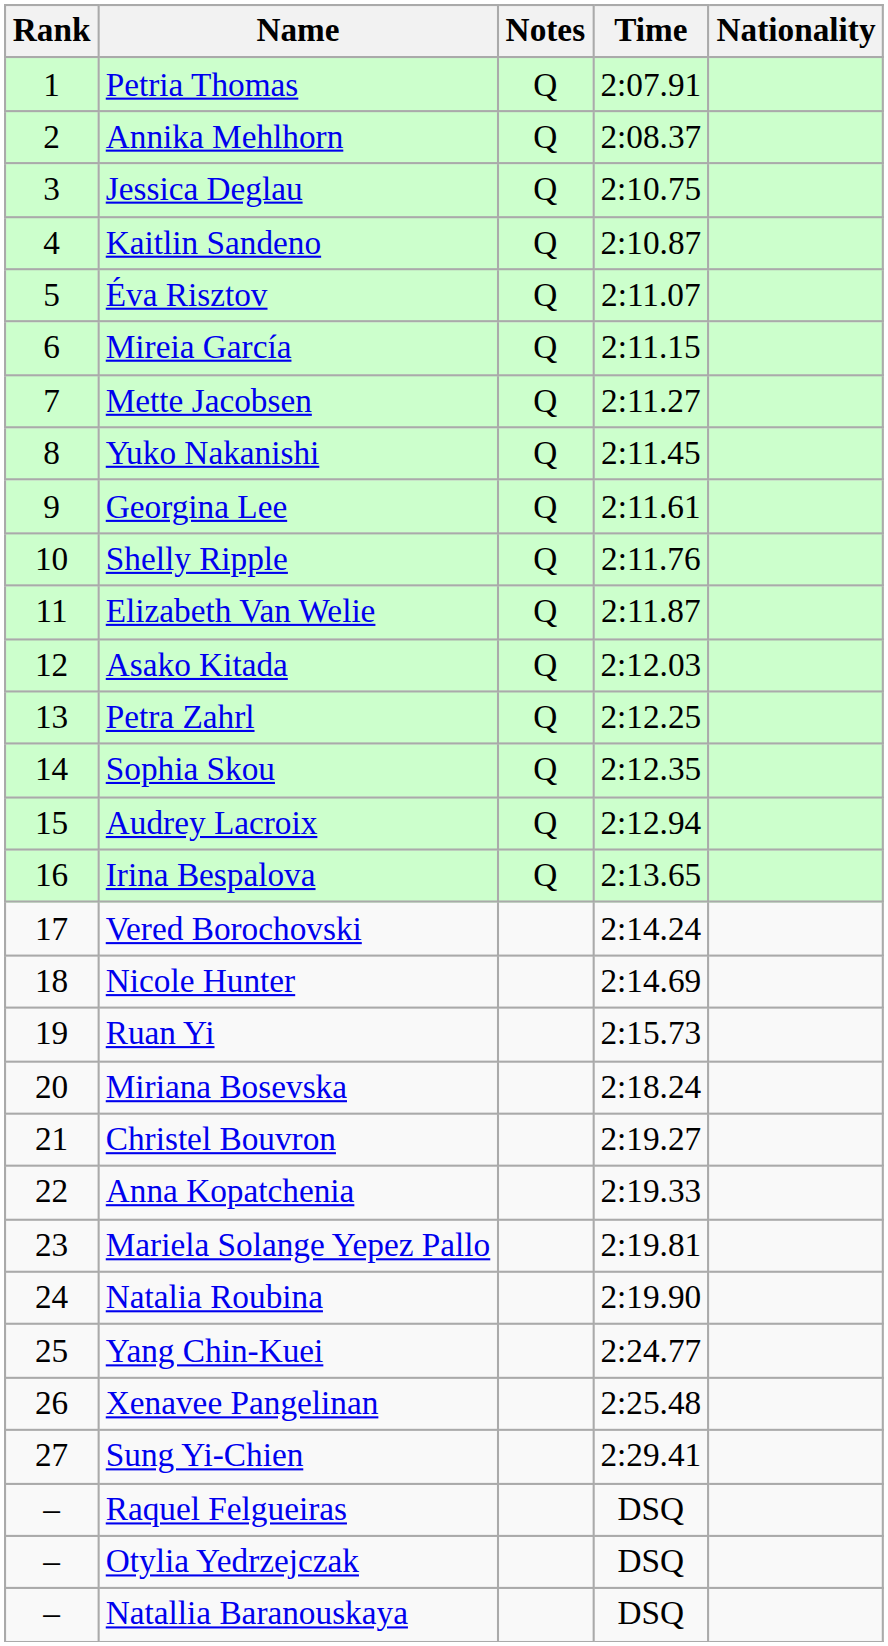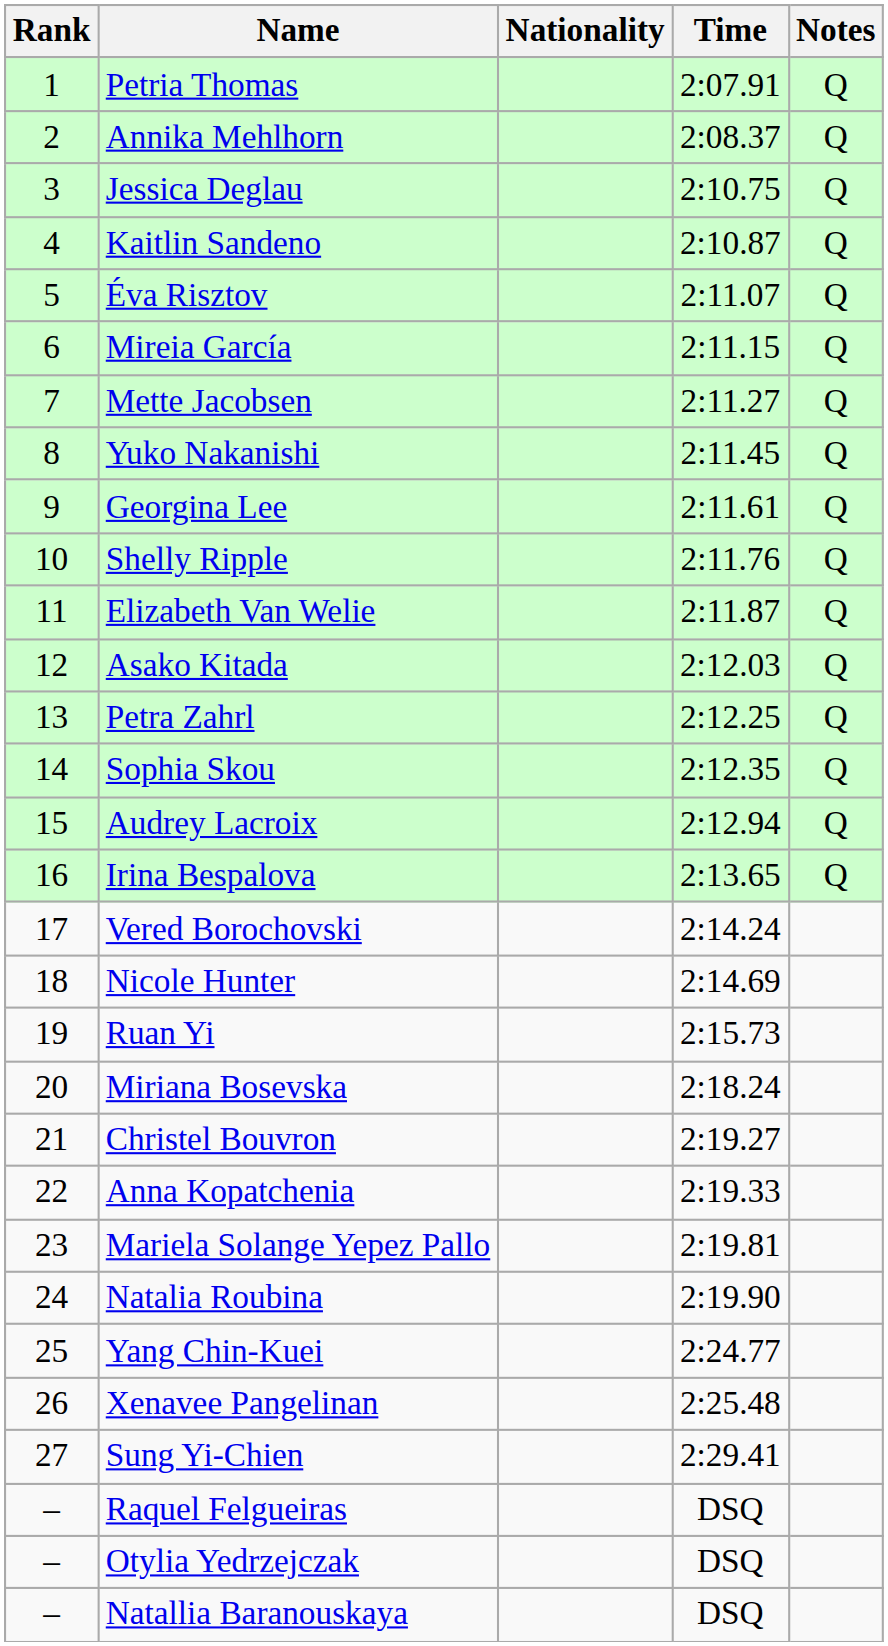columns swapped: (796, 30) <-> (545, 30)
